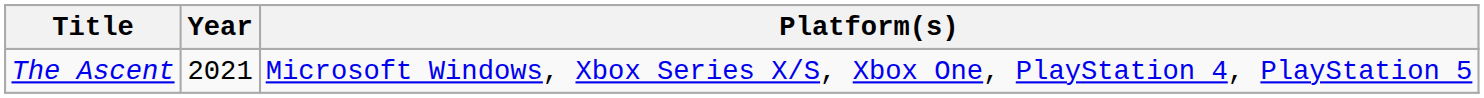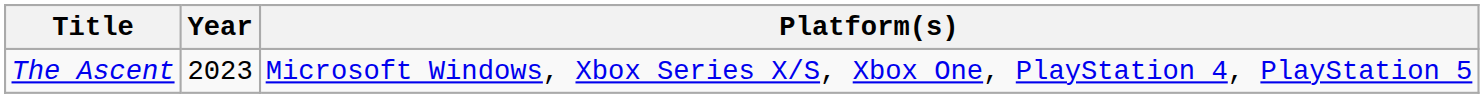(220, 71) 2021 -> (220, 71) 2023
